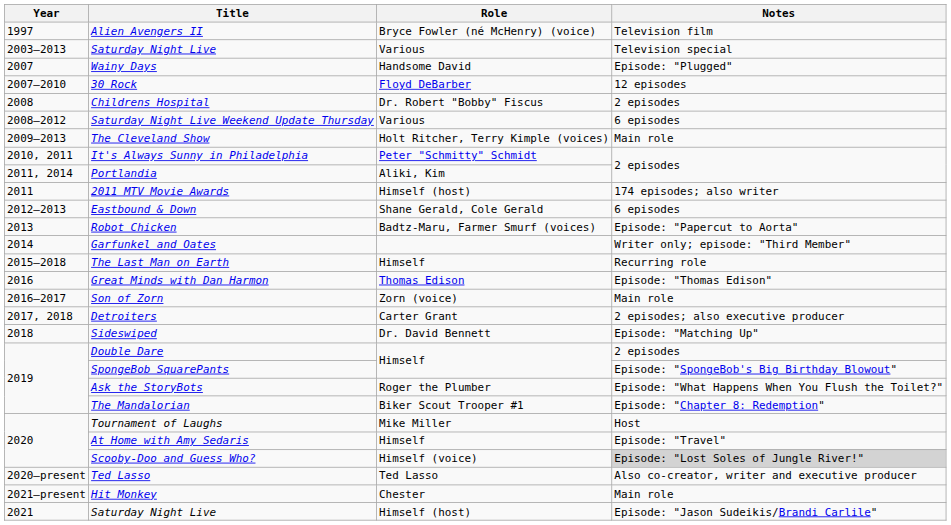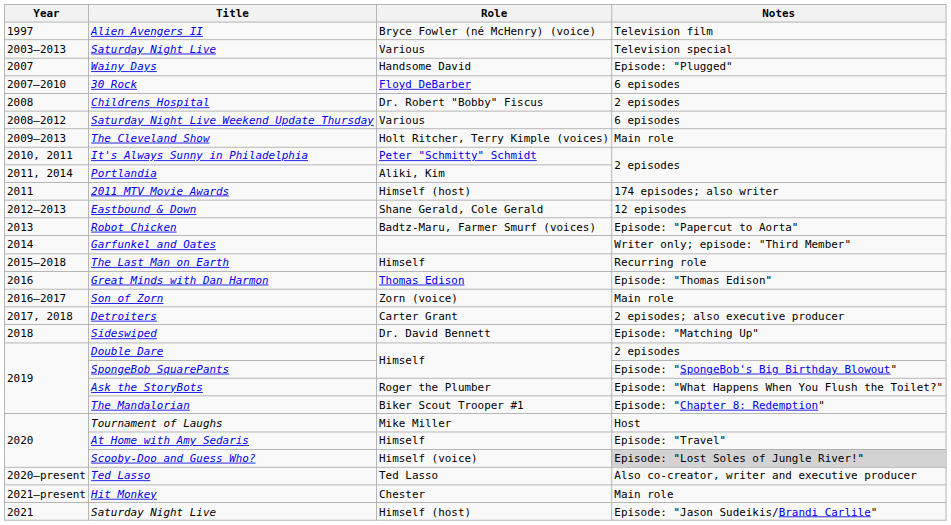(650, 85) 12 episodes -> (647, 85) 6 episodes
(647, 209) 6 episodes -> (650, 209) 12 episodes
